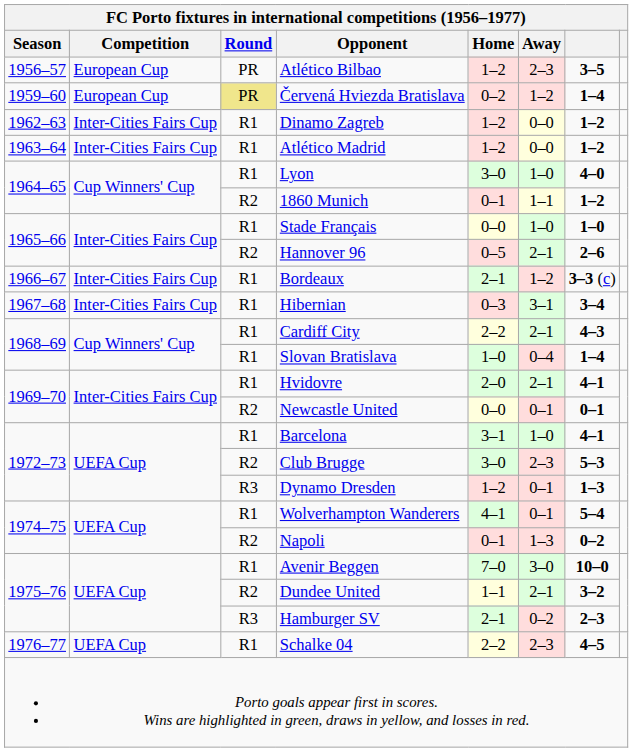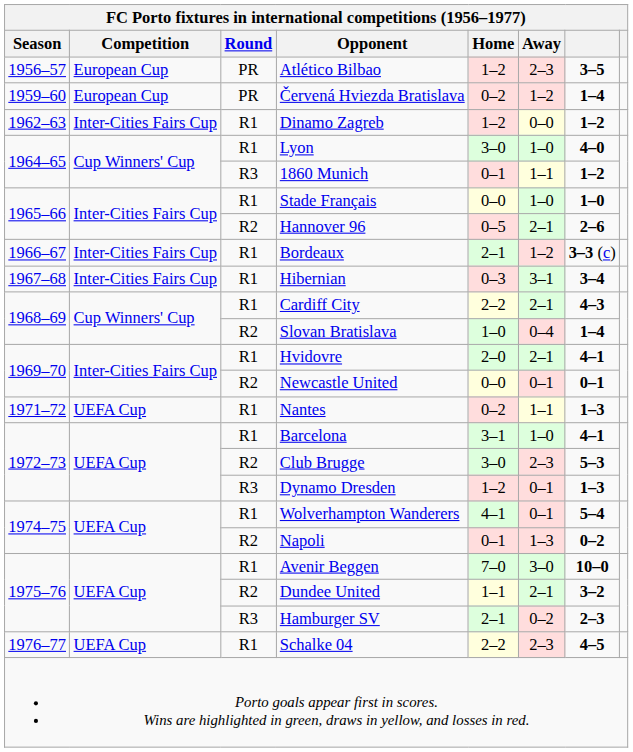(248, 95) khaki background -> (248, 95) no background
- row: (333, 148)
(248, 200) R2 -> (248, 174) R3
(248, 357) R1 -> (248, 331) R2
+ row: (303, 409)
